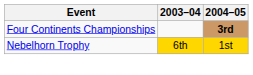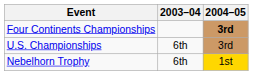+ row: (54, 45)
(180, 45) gold background -> (180, 62) no background
